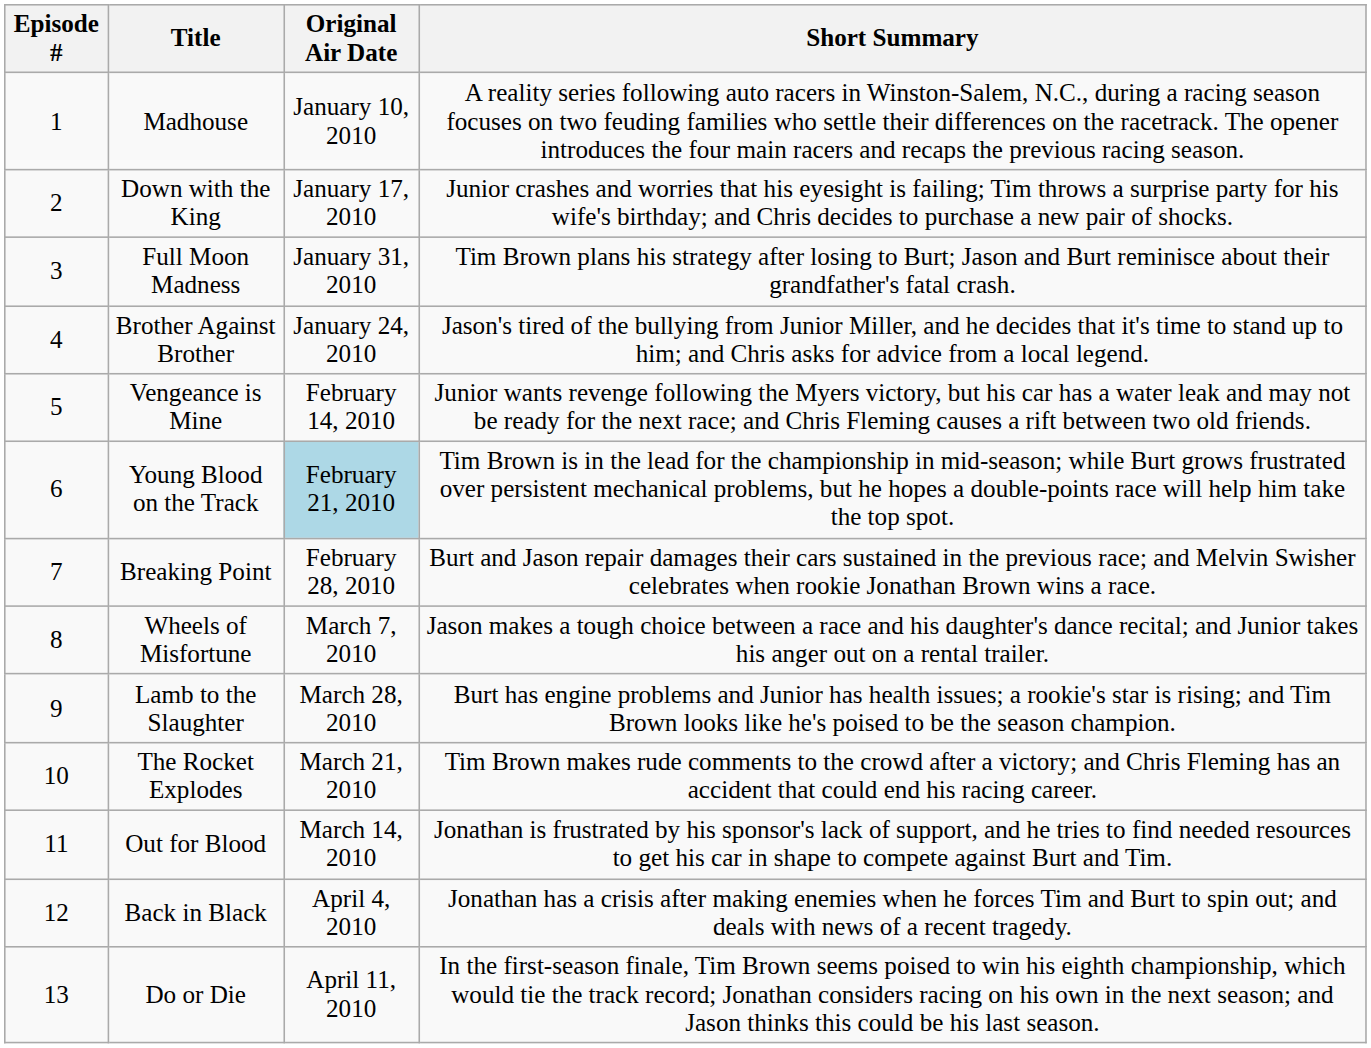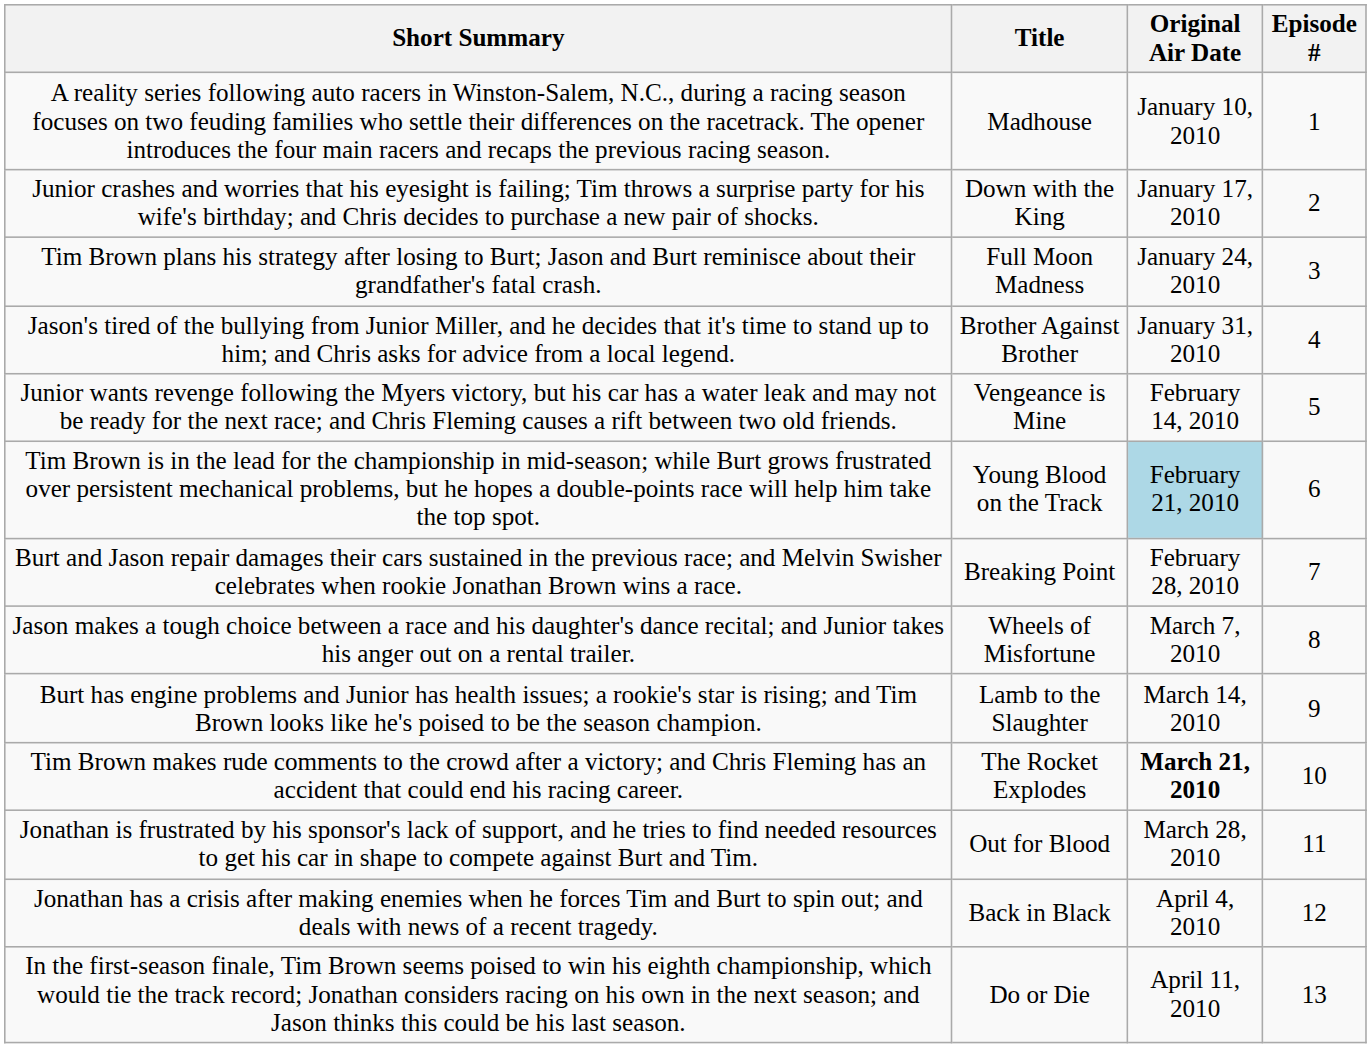columns swapped: (56, 38) <-> (892, 38)
(351, 271) January 31, 2010 -> (1195, 271) January 24, 2010
(351, 339) January 24, 2010 -> (1195, 339) January 31, 2010
(351, 707) March 28, 2010 -> (1195, 707) March 14, 2010
(351, 776) normal -> (1195, 776) bold
(351, 844) March 14, 2010 -> (1195, 844) March 28, 2010
